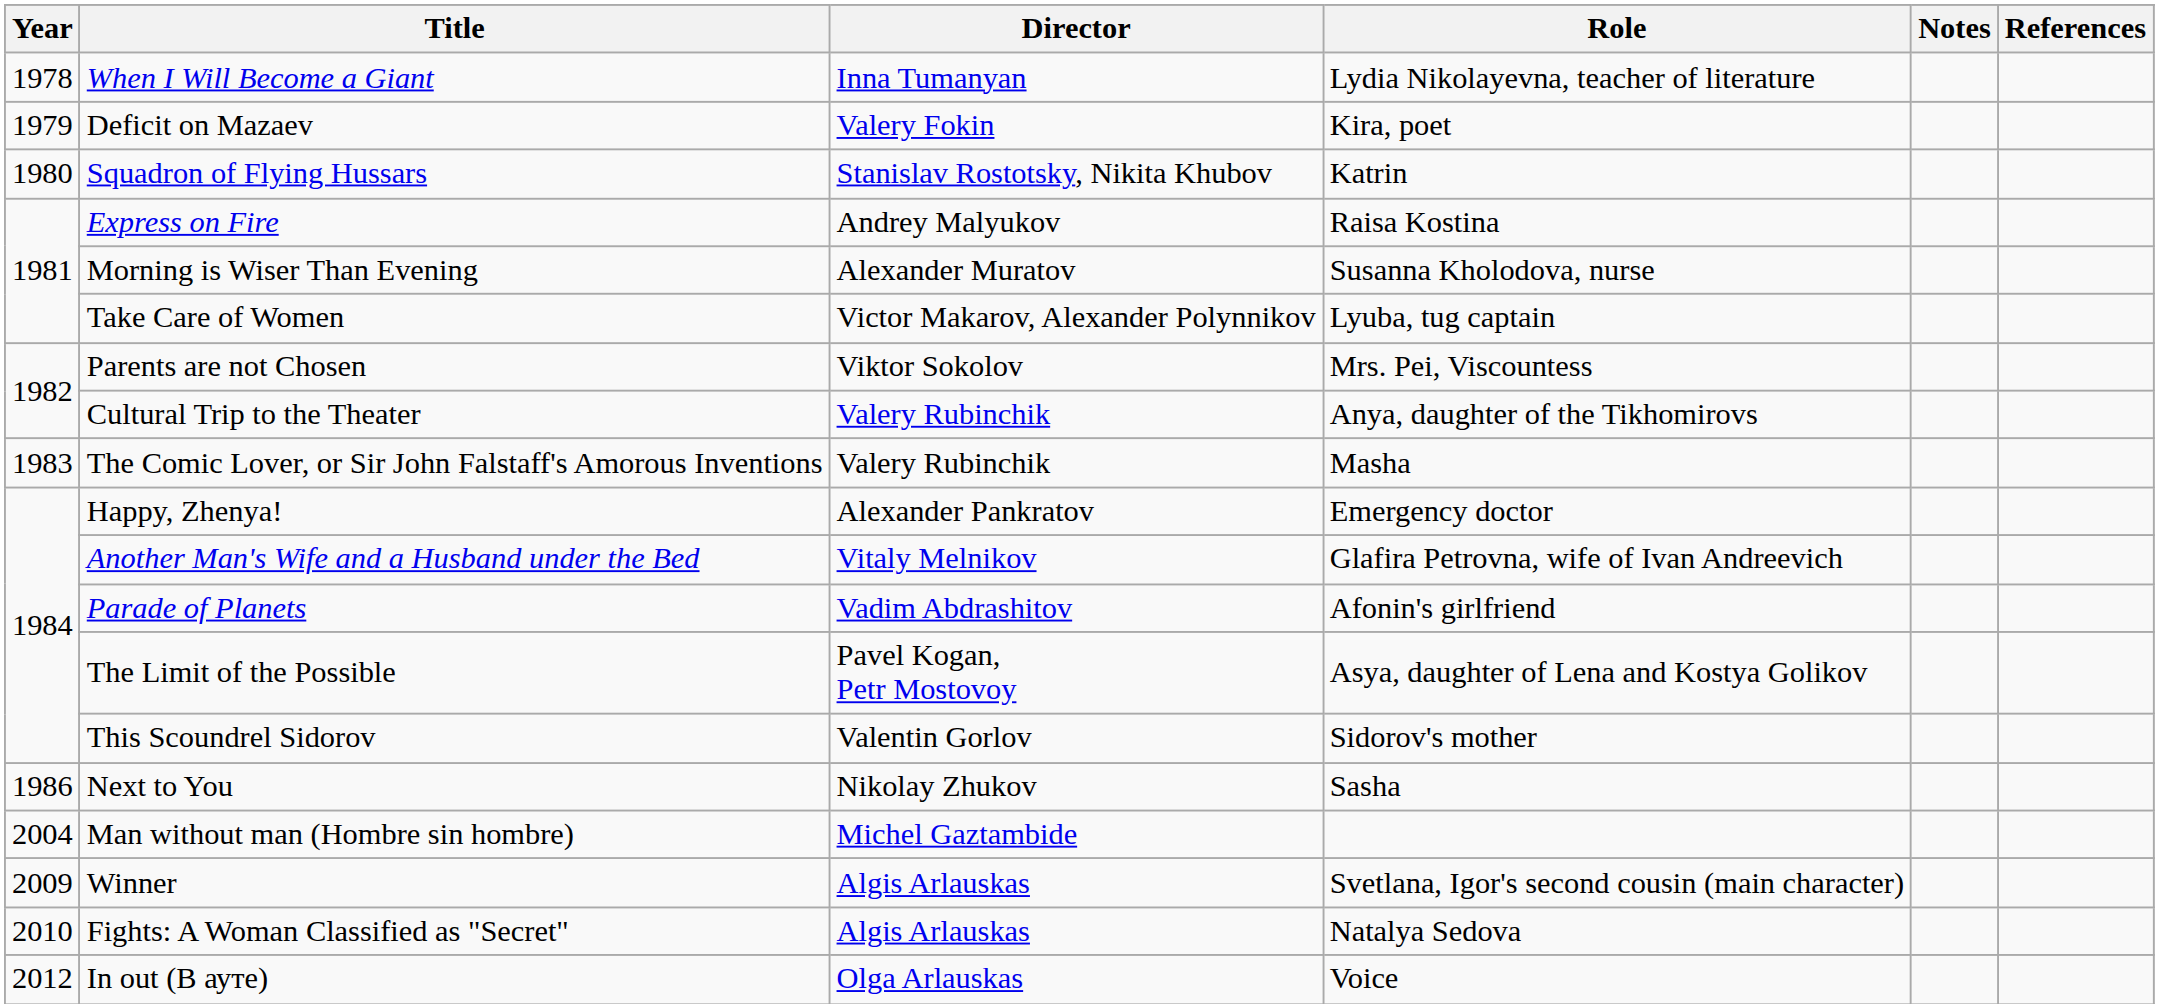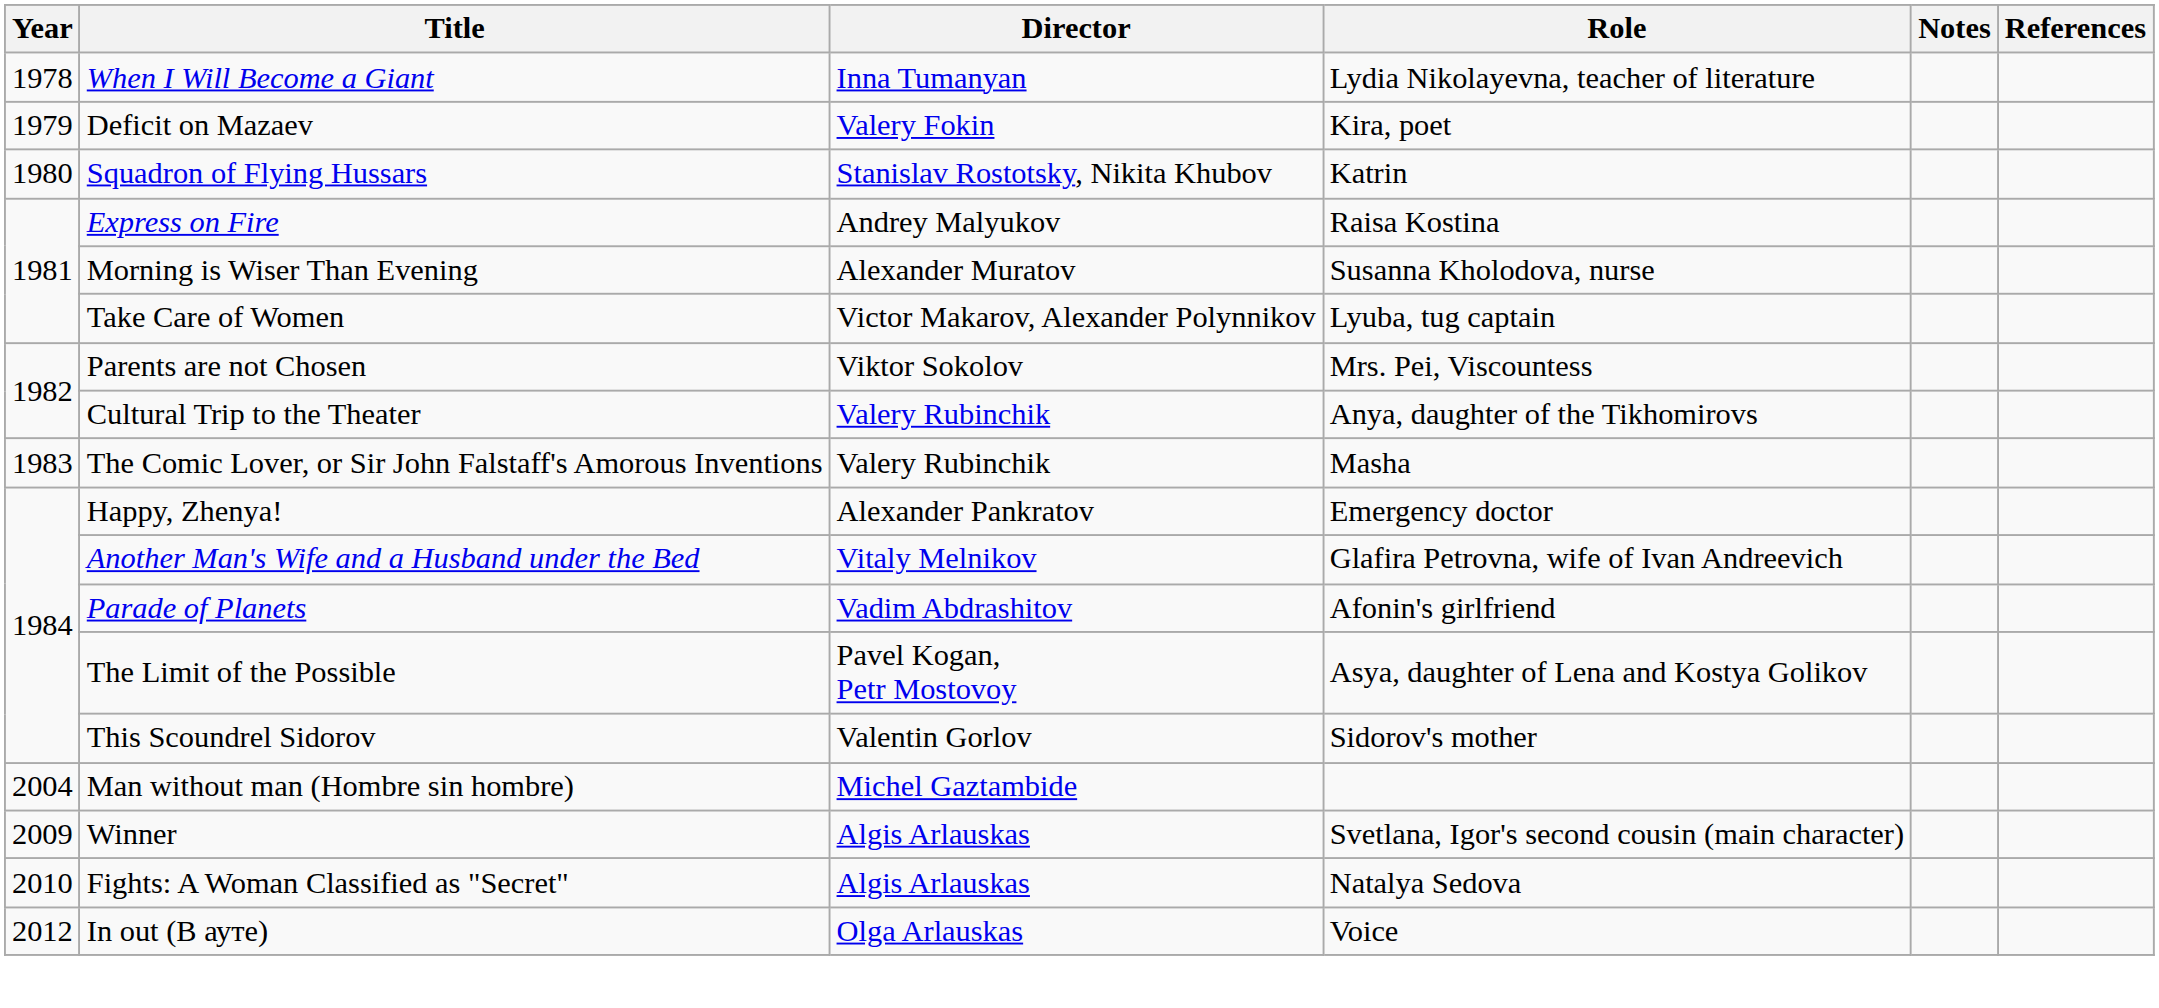- row: (160, 785)
